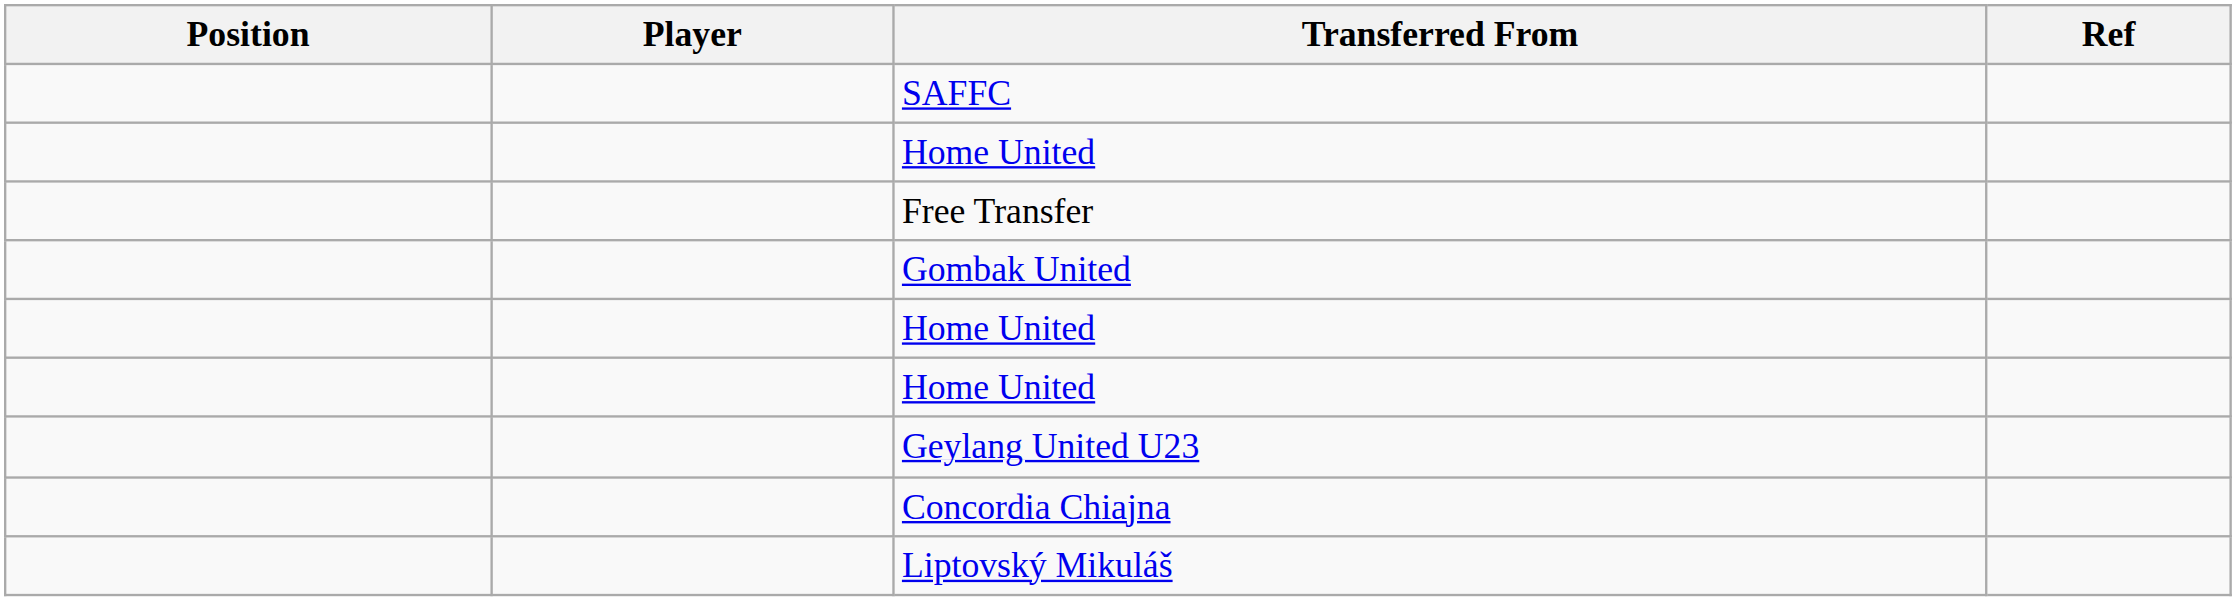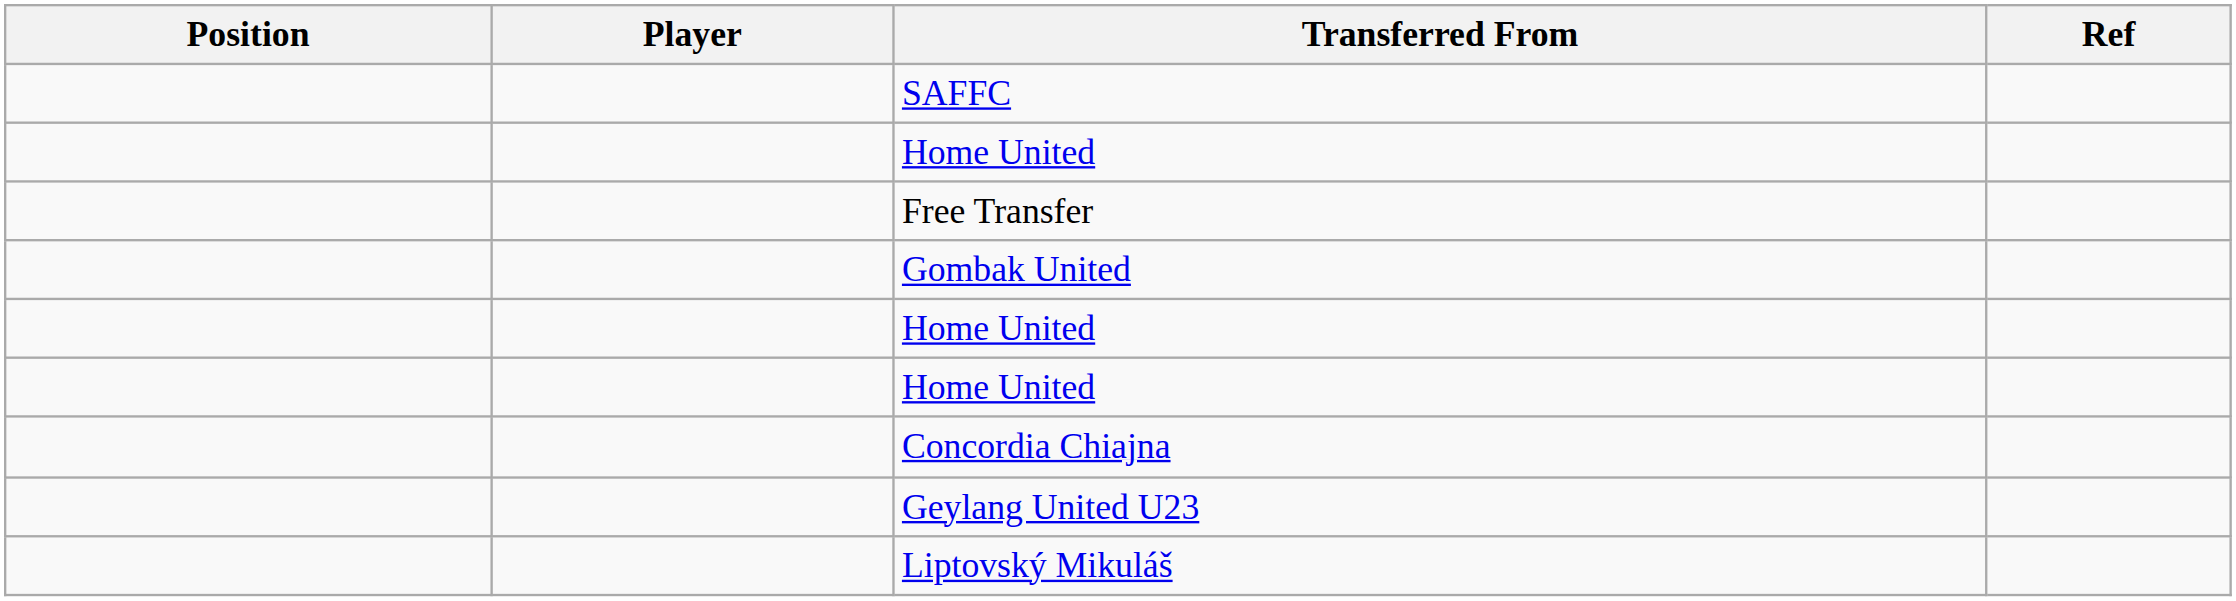rows swapped: (248, 506) <-> (248, 447)
